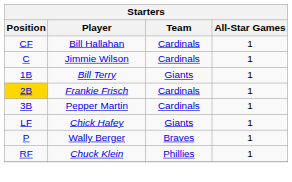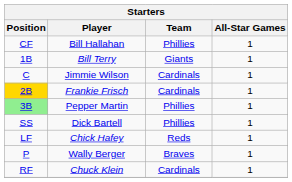(179, 43) Cardinals -> (179, 43) Phillies
rows swapped: (97, 59) <-> (97, 75)
(26, 106) no background -> (26, 106) lightgreen background
(179, 106) Cardinals -> (179, 106) Phillies
+ row: (97, 122)
(179, 122) Giants -> (179, 138) Reds
(179, 153) Phillies -> (179, 169) Cardinals
